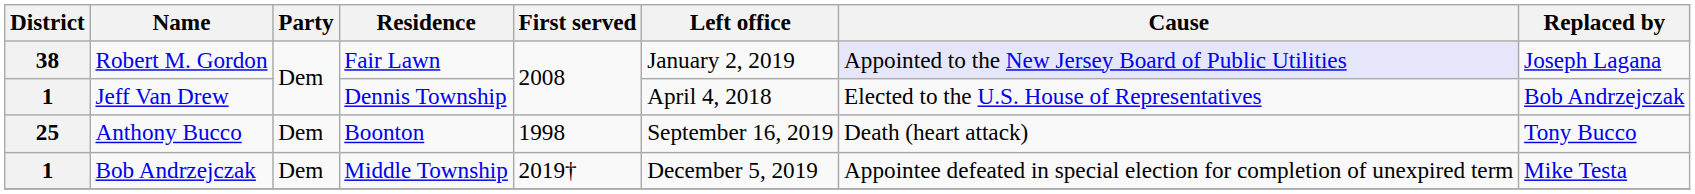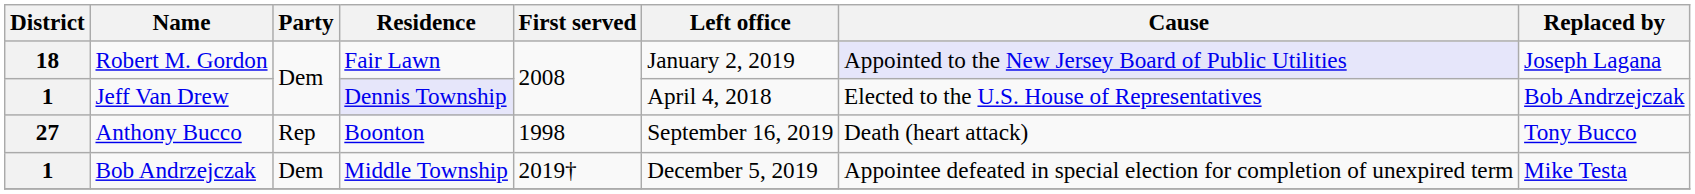(47, 59) 38 -> (47, 59) 18
(425, 96) no background -> (425, 96) lavender background
(47, 133) 25 -> (47, 133) 27
(301, 133) Dem -> (297, 133) Rep
